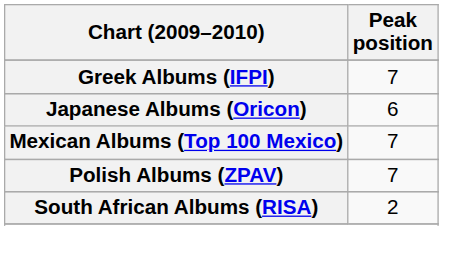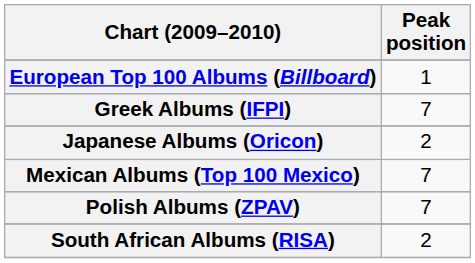+ row: (193, 76)
(393, 109) 6 -> (426, 142) 2
